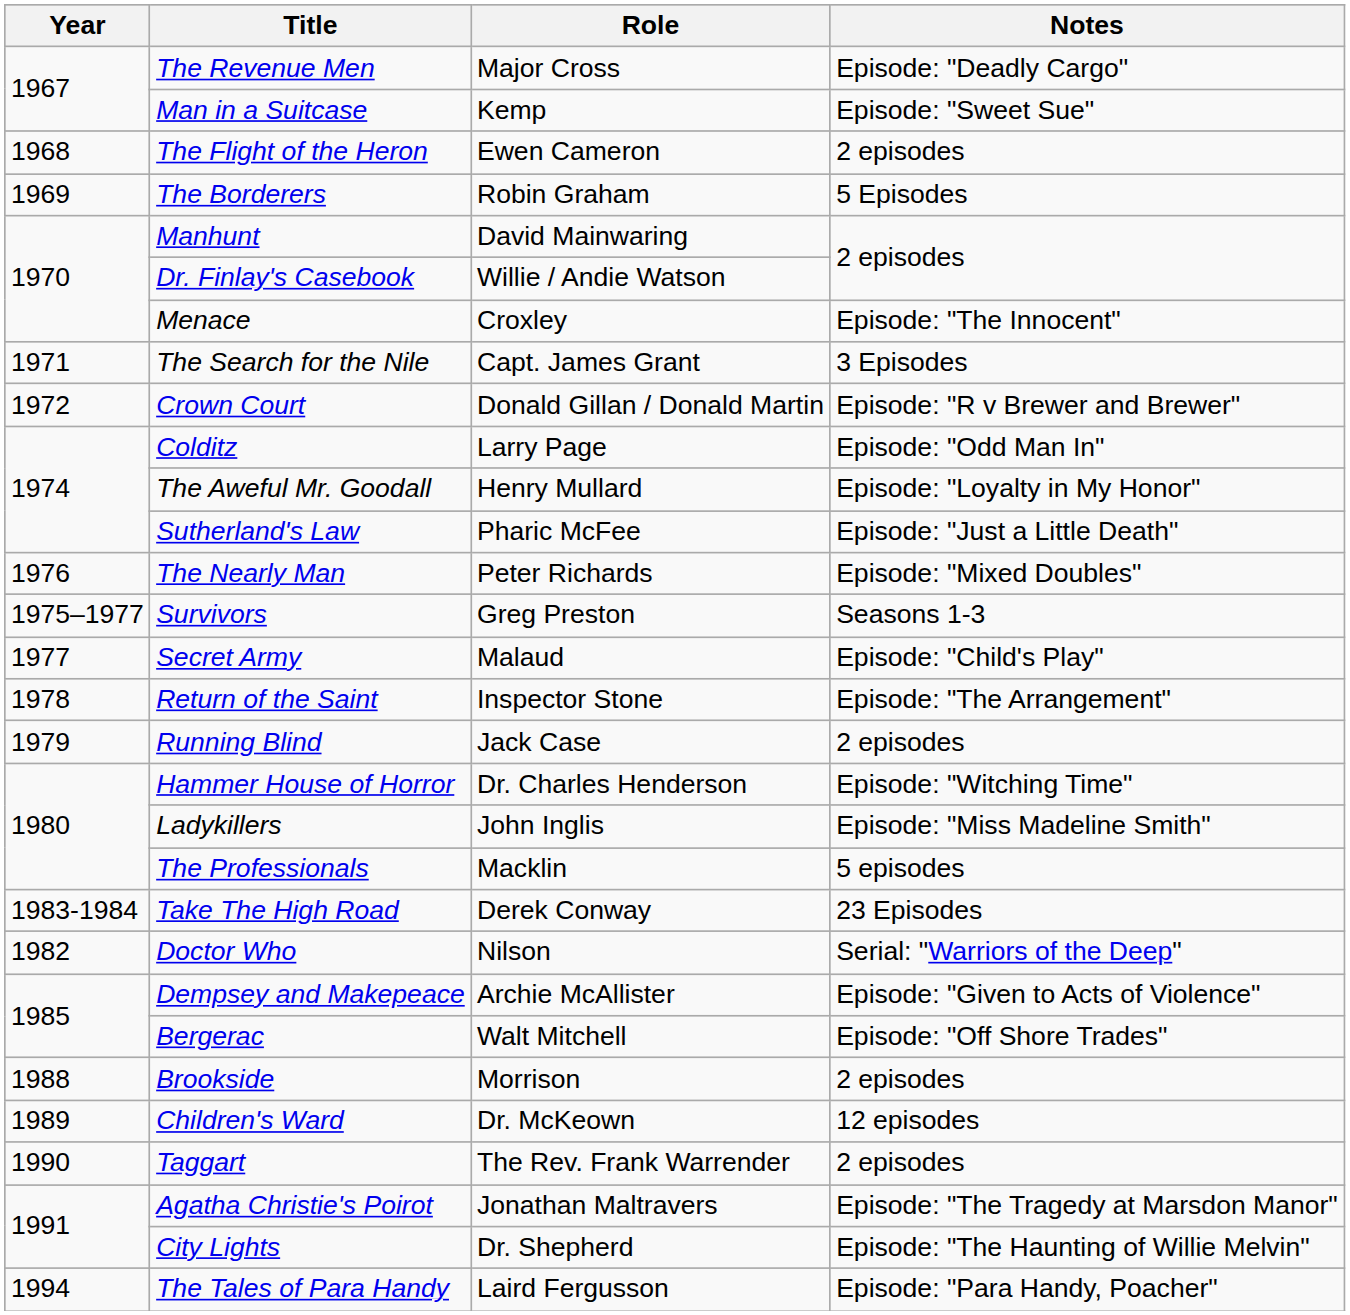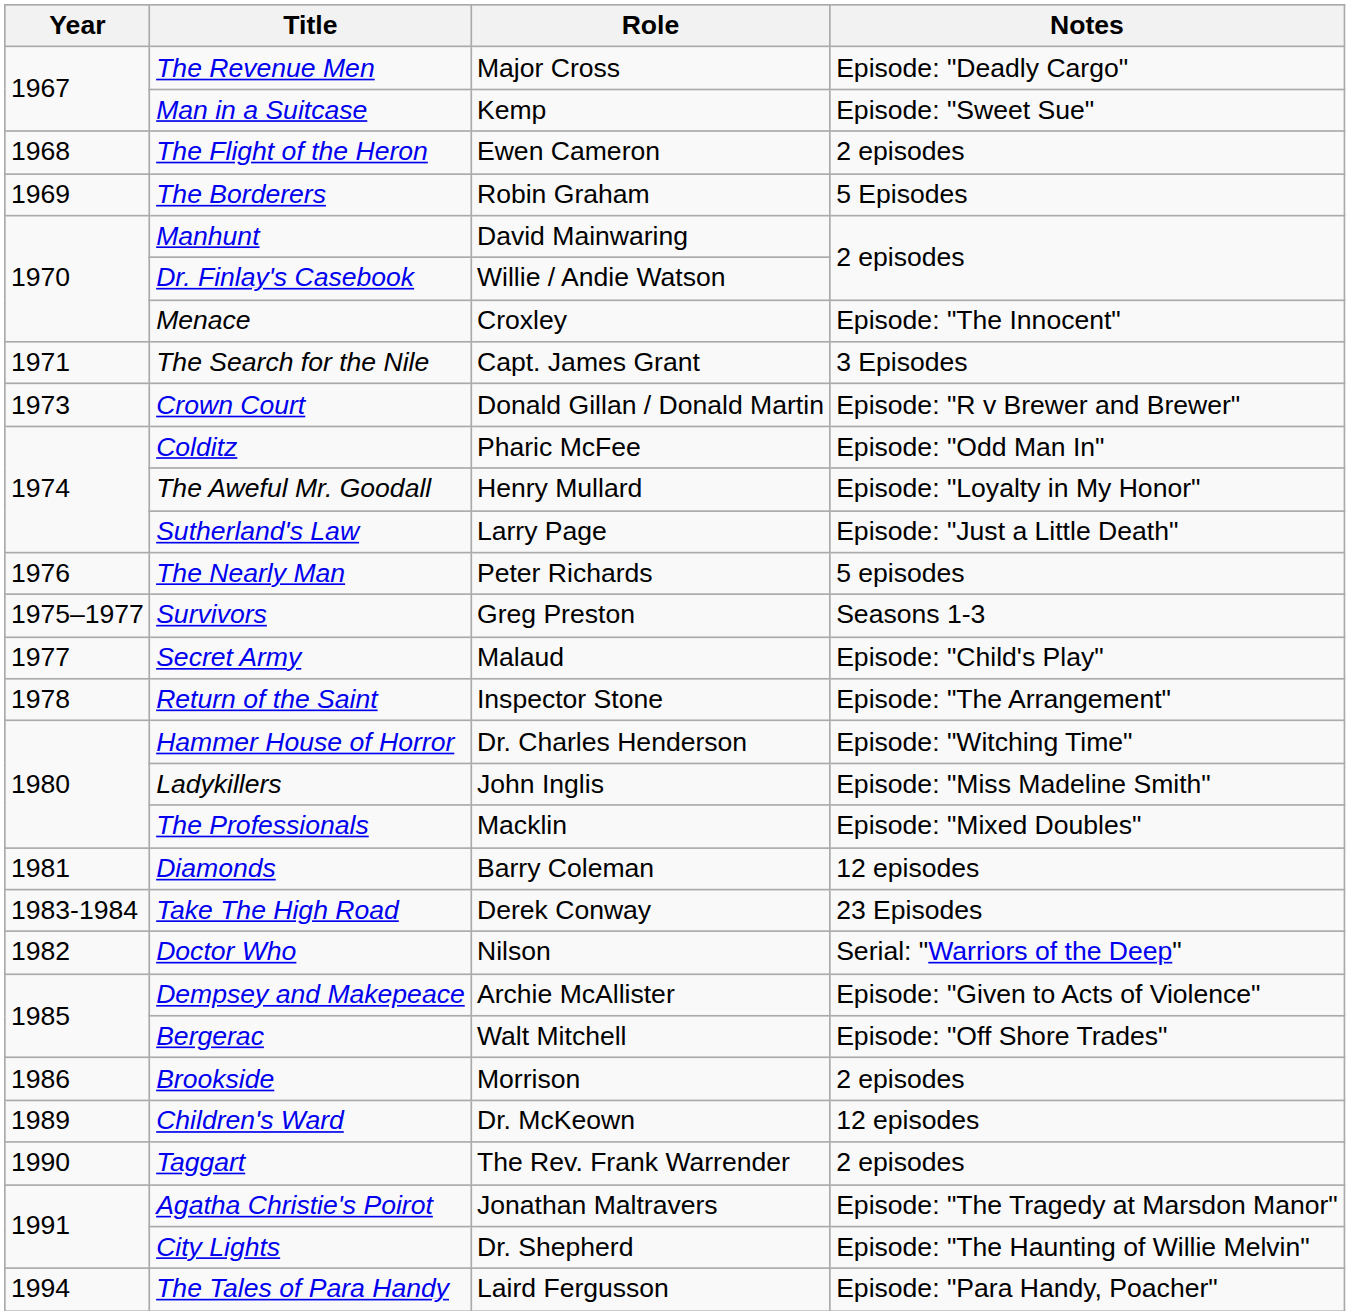(40, 404) 1972 -> (40, 404) 1973
(542, 446) Larry Page -> (559, 446) Pharic McFee
(559, 531) Pharic McFee -> (542, 531) Larry Page
(989, 573) Episode: "Mixed Doubles" -> (900, 573) 5 episodes
- row: (239, 741)
(900, 868) 5 episodes -> (989, 825) Episode: "Mixed Doubles"
+ row: (216, 868)
(40, 1078) 1988 -> (40, 1078) 1986
